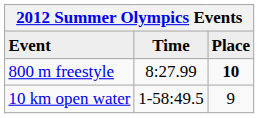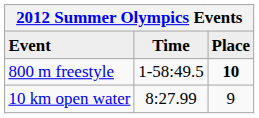(171, 71) 8:27.99 -> (171, 71) 1-58:49.5
(171, 98) 1-58:49.5 -> (171, 98) 8:27.99
